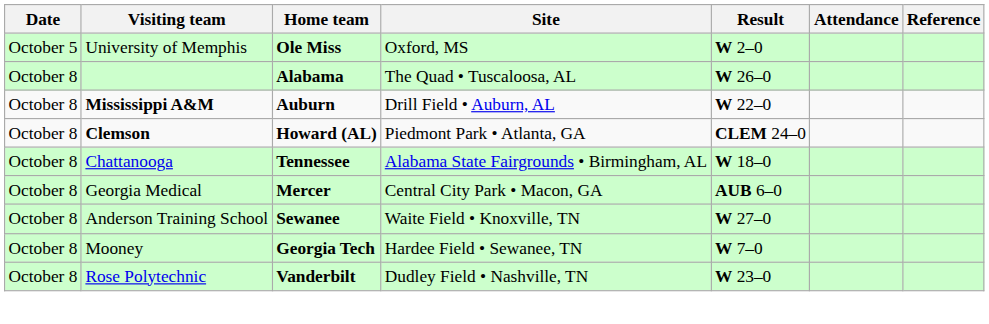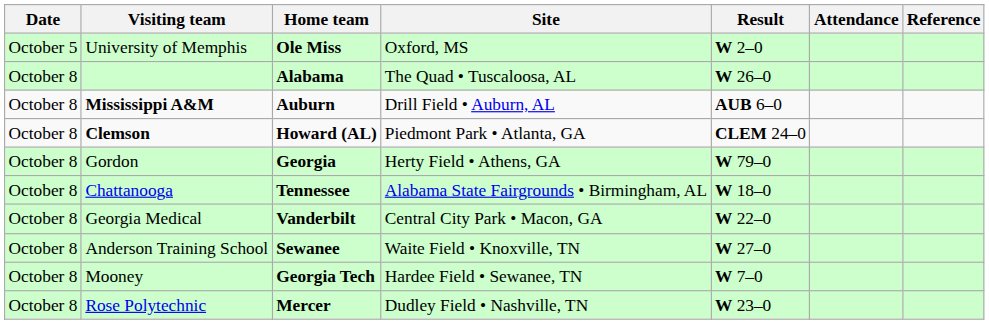(743, 104) W 22–0 -> (748, 104) AUB 6–0
+ row: (112, 161)
(303, 190) Mercer -> (316, 218) Vanderbilt
(748, 190) AUB 6–0 -> (743, 218) W 22–0
(316, 276) Vanderbilt -> (303, 304) Mercer
